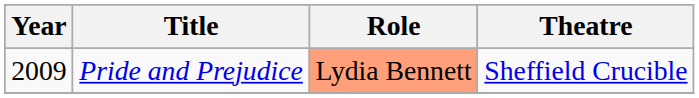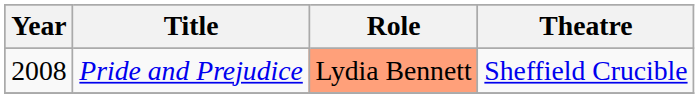(39, 70) 2009 -> (39, 70) 2008
